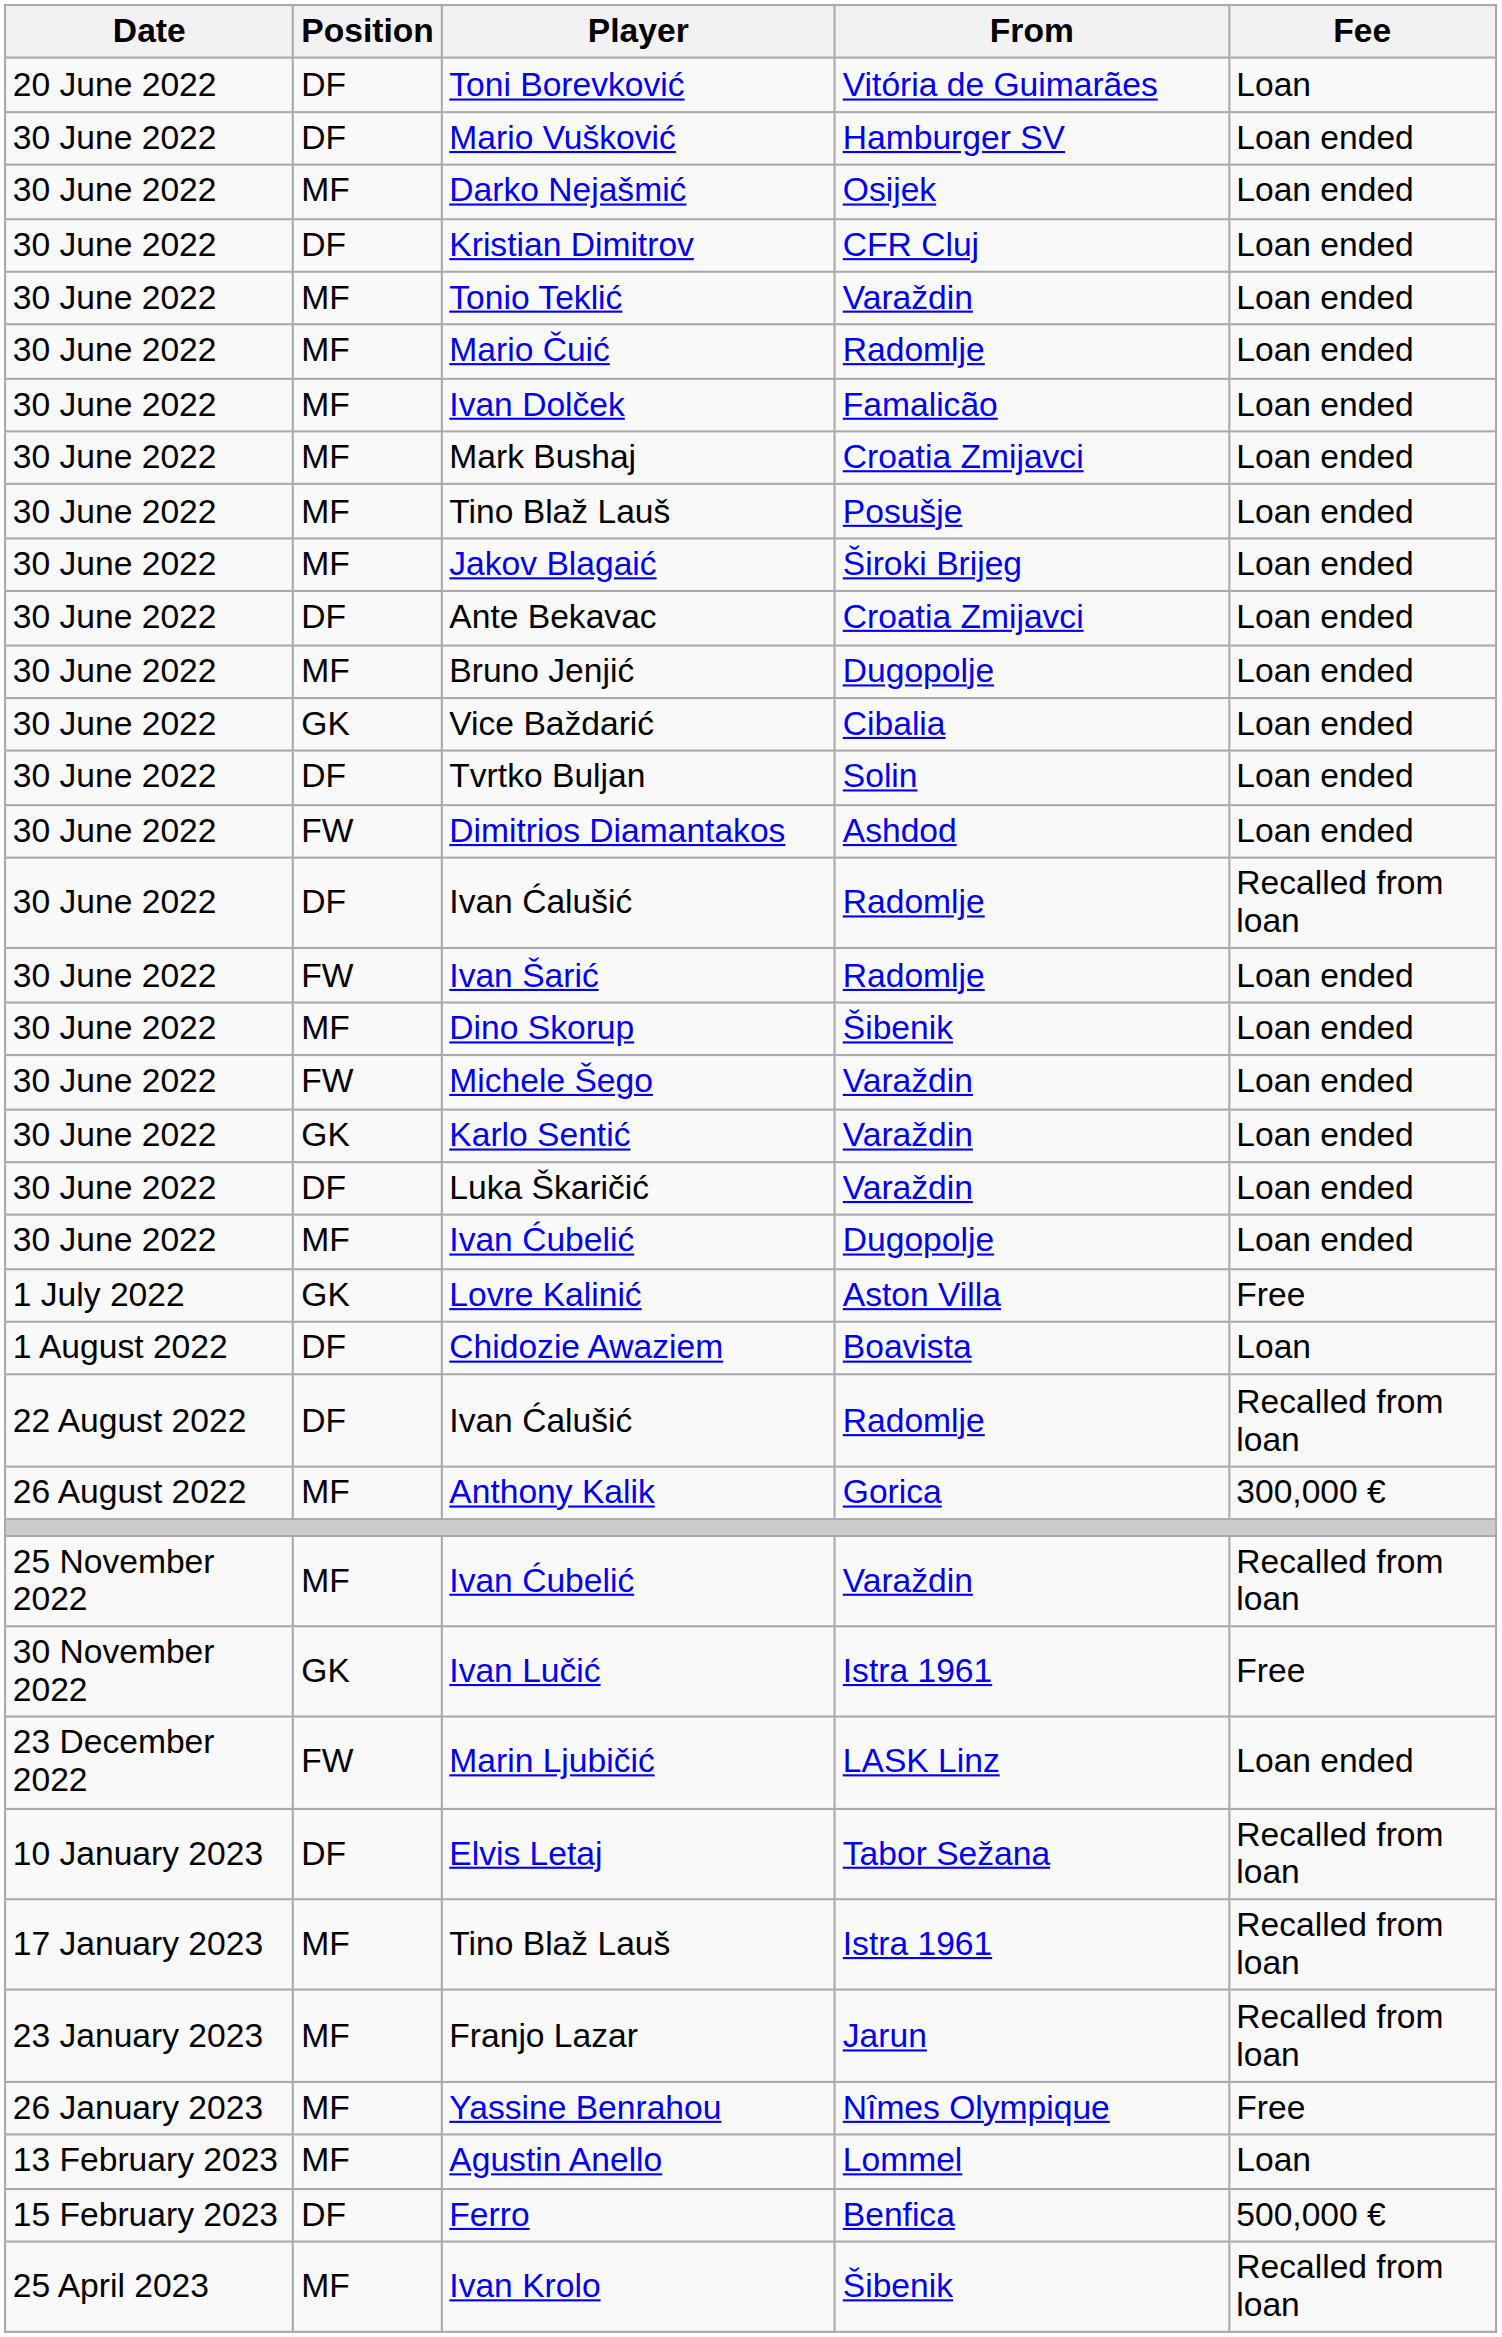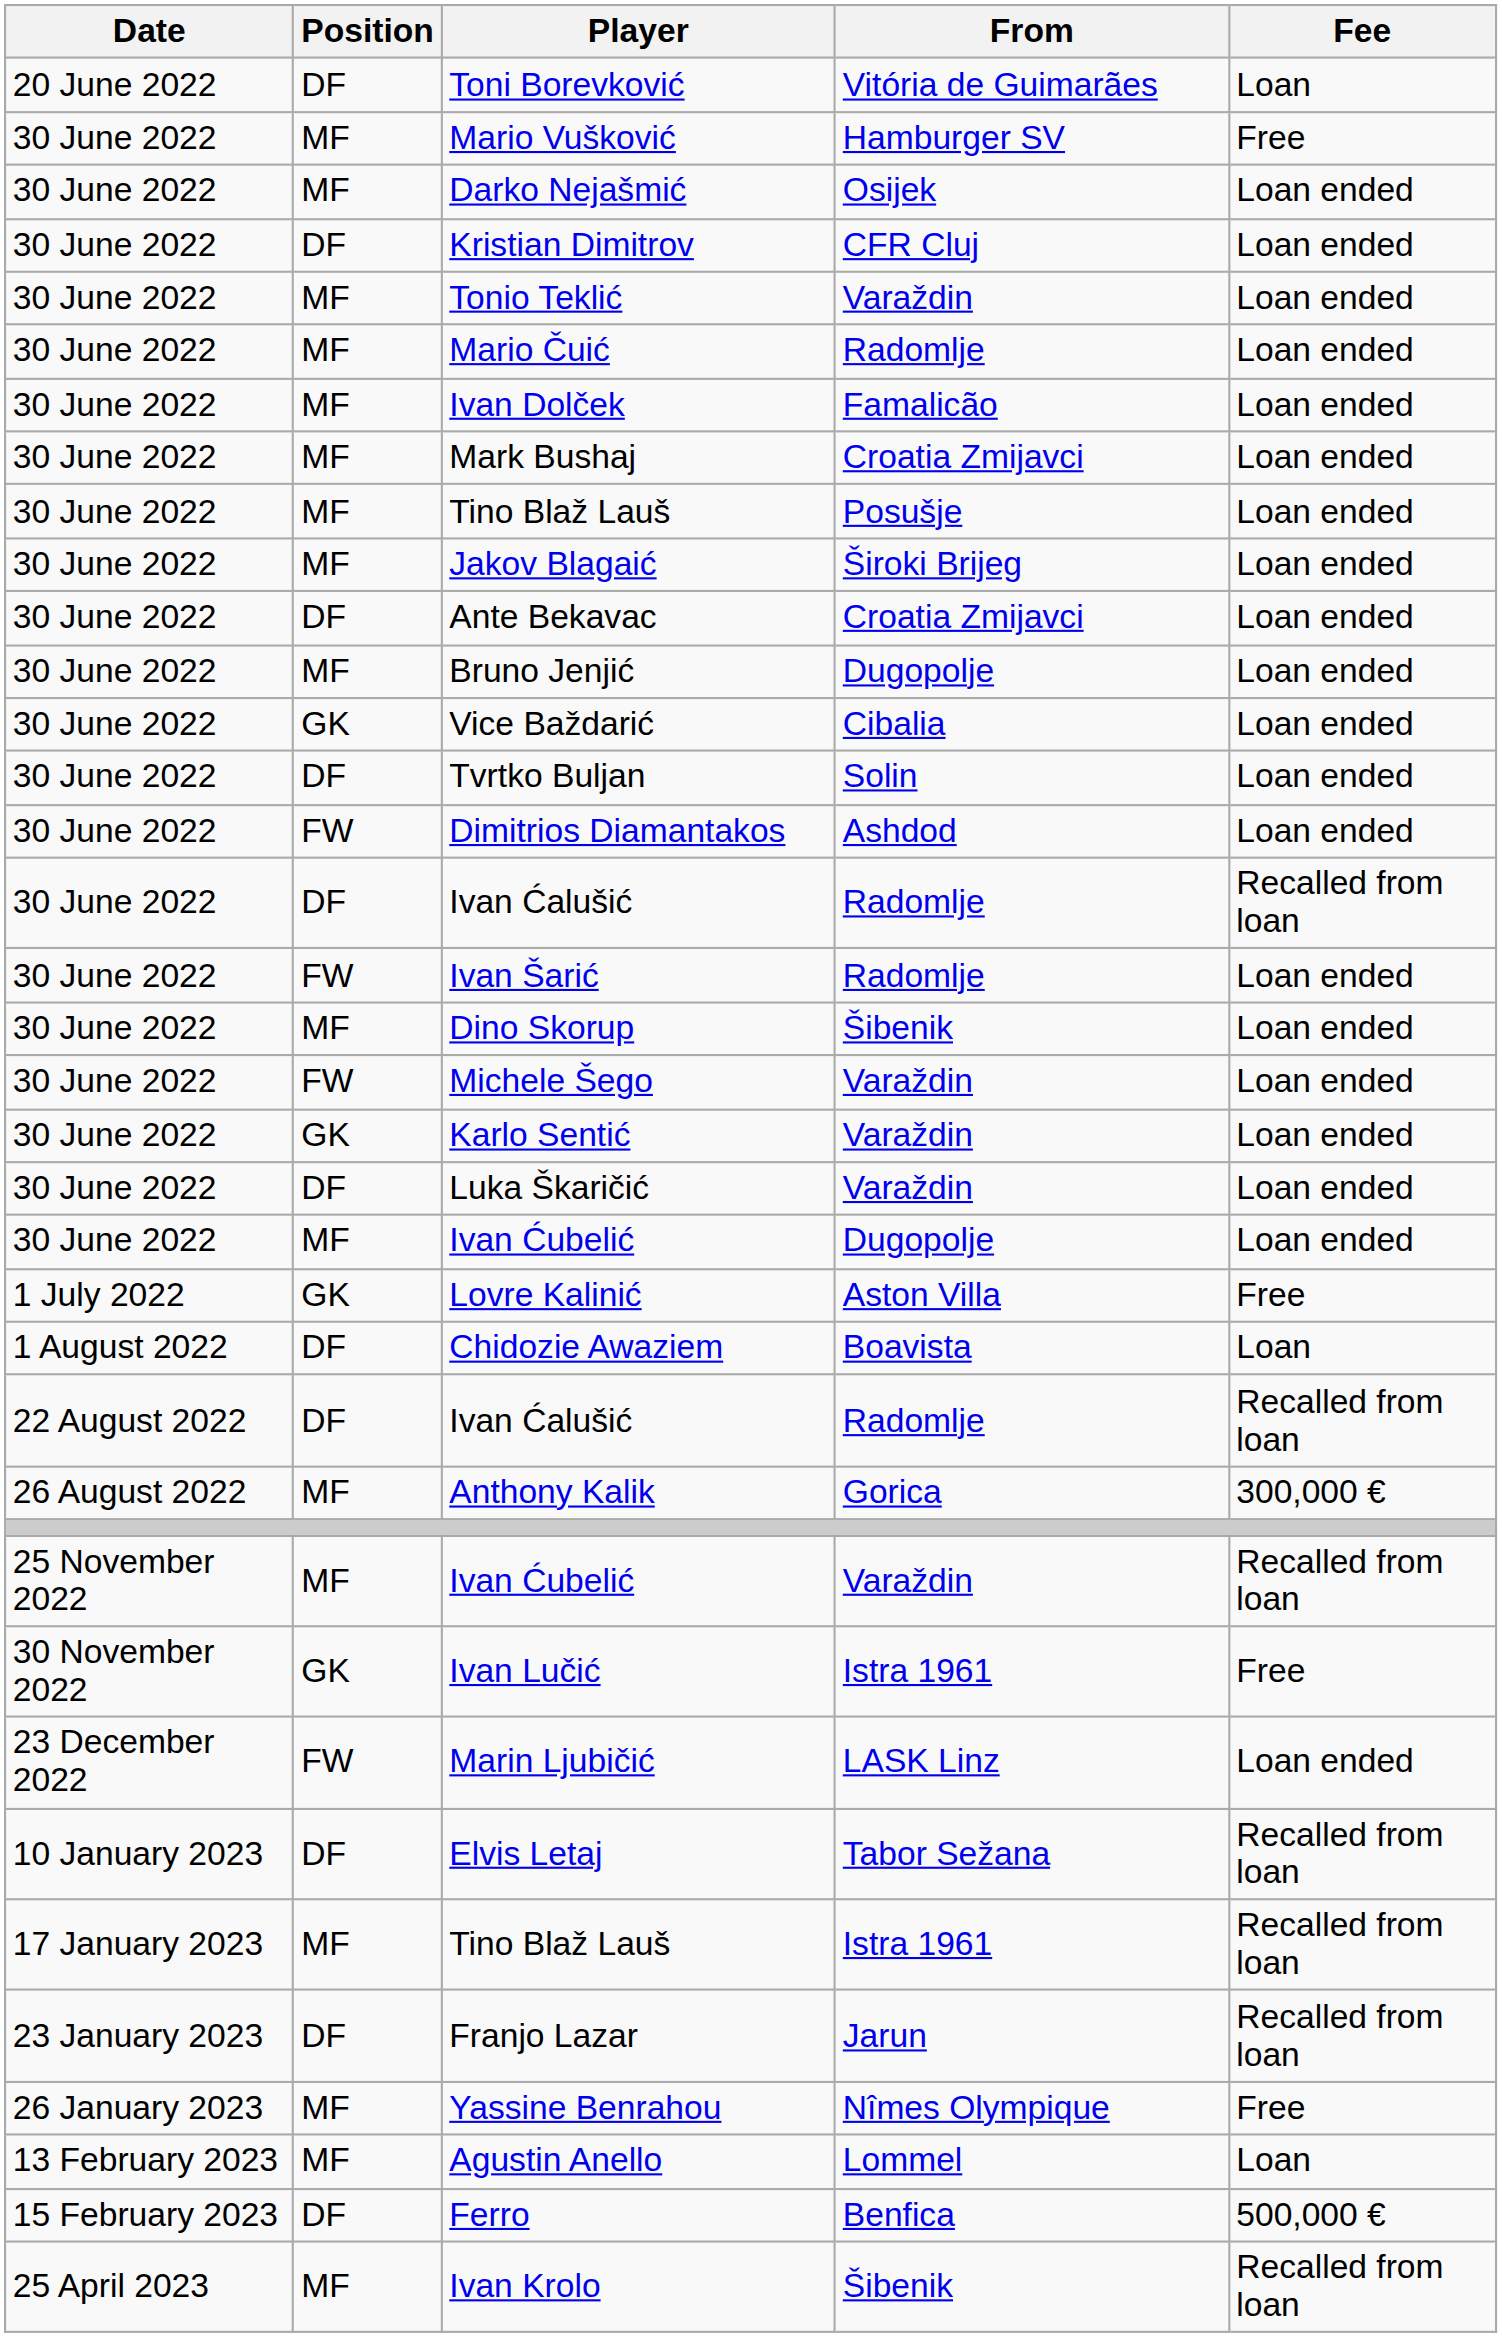(324, 137) DF -> (326, 137) MF
(1325, 137) Loan ended -> (1271, 137) Free
(326, 2035) MF -> (324, 2035) DF
